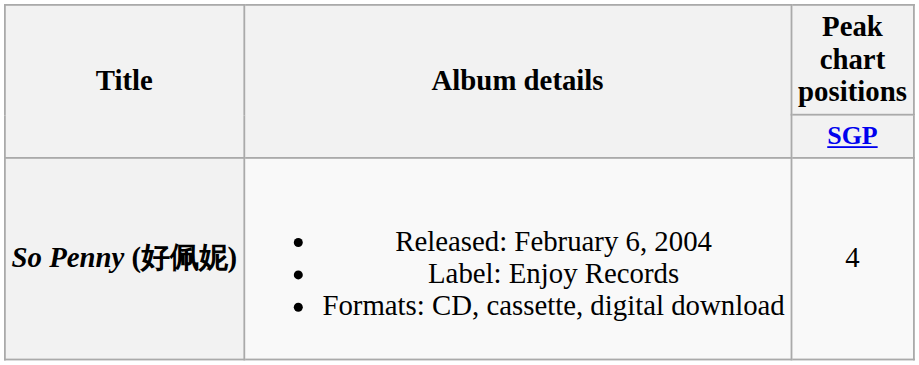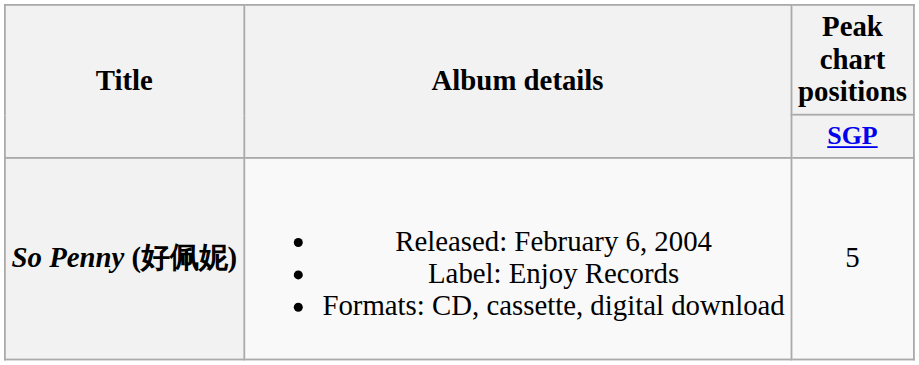(852, 257) 4 -> (852, 257) 5
